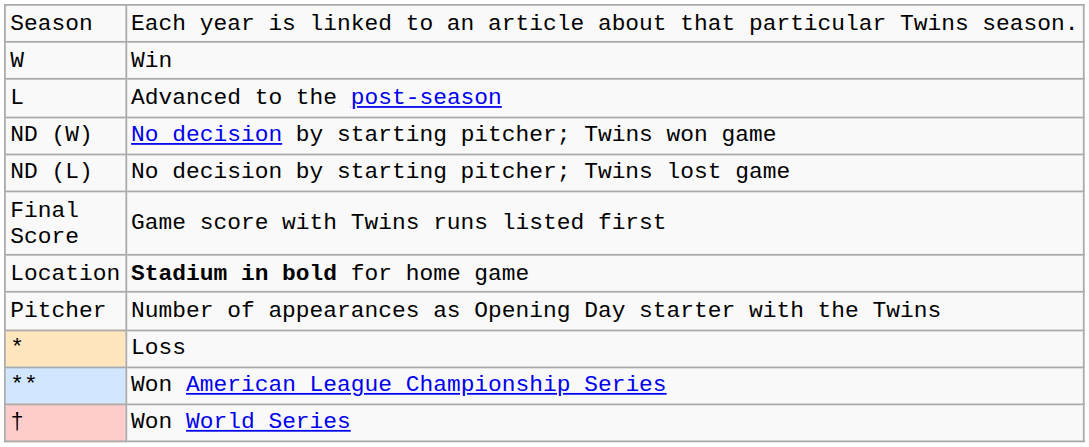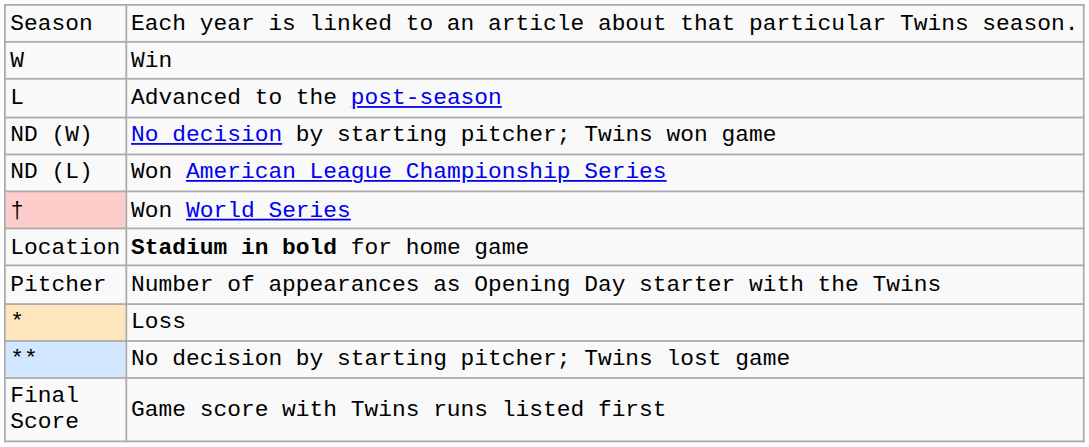(461, 173) No decision by starting pitcher; Twins lost game -> (399, 173) Won American League Championship Series
rows swapped: (45, 223) <-> (17, 423)
(399, 386) Won American League Championship Series -> (461, 359) No decision by starting pitcher; Twins lost game
